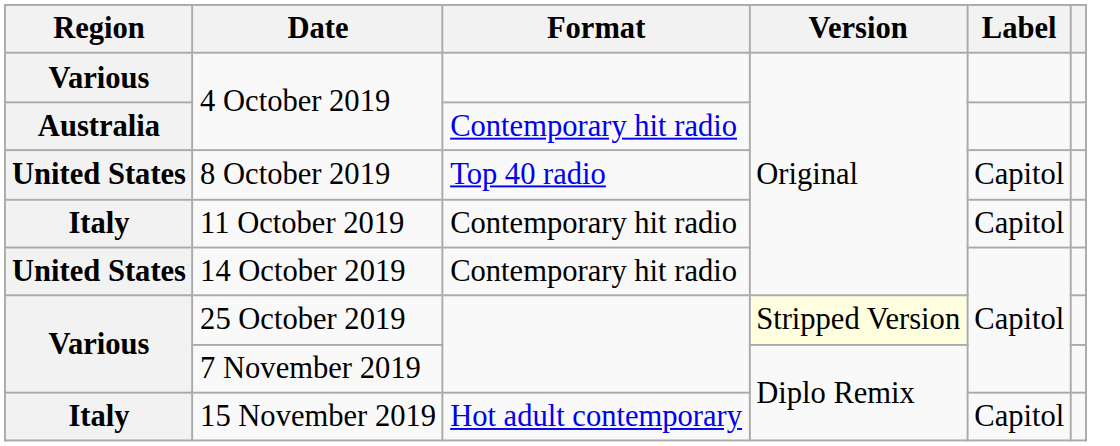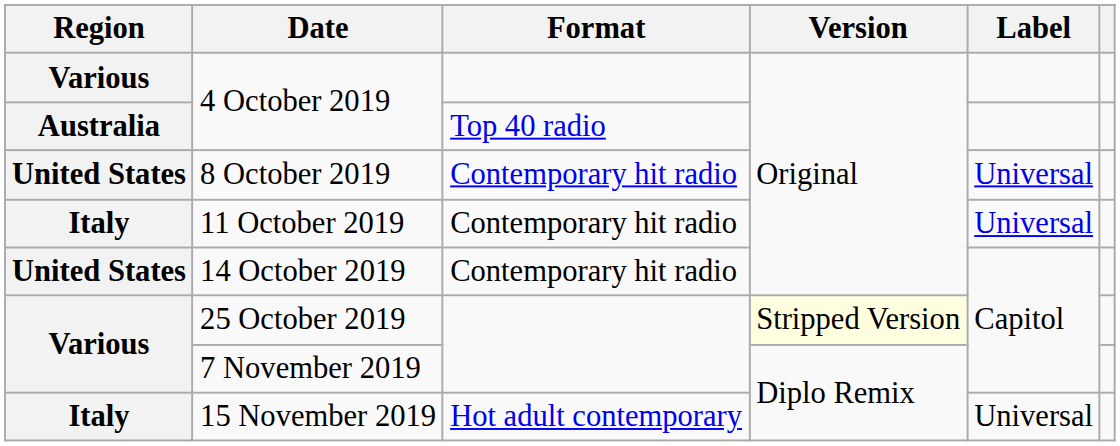(594, 125) Contemporary hit radio -> (528, 125) Top 40 radio
(528, 174) Top 40 radio -> (594, 174) Contemporary hit radio
(1019, 174) Capitol -> (1034, 174) Universal
(1019, 222) Capitol -> (1034, 222) Universal
(1019, 416) Capitol -> (1034, 416) Universal
